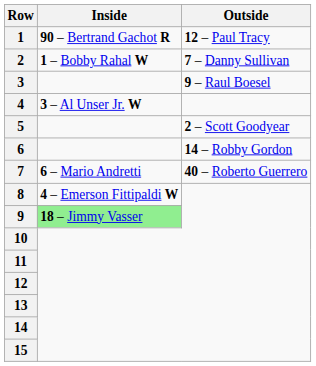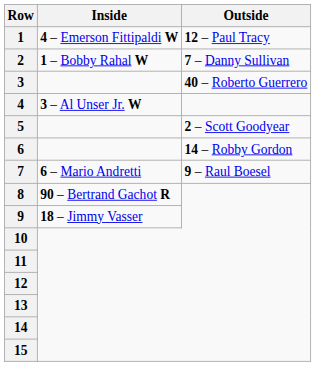(105, 38) 90 – Bertrand Gachot R -> (109, 38) 4 – Emerson Fittipaldi W
(228, 82) 9 – Raul Boesel -> (246, 82) 40 – Roberto Guerrero
(246, 171) 40 – Roberto Guerrero -> (228, 171) 9 – Raul Boesel
(109, 194) 4 – Emerson Fittipaldi W -> (105, 194) 90 – Bertrand Gachot R
(91, 216) lightgreen background -> (91, 216) no background
